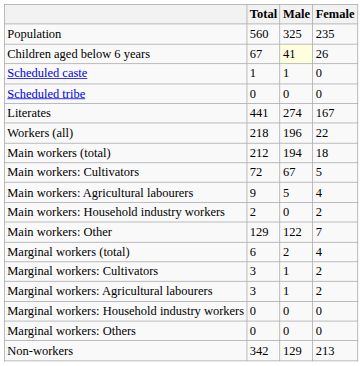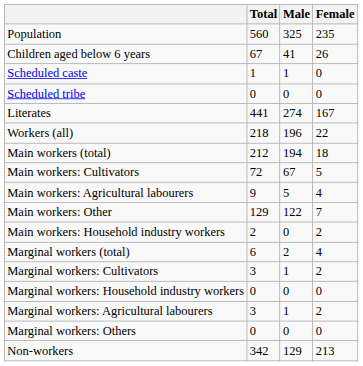(289, 53) lightyellow background -> (289, 53) no background
rows swapped: (116, 212) <-> (60, 232)
rows swapped: (110, 291) <-> (126, 311)
